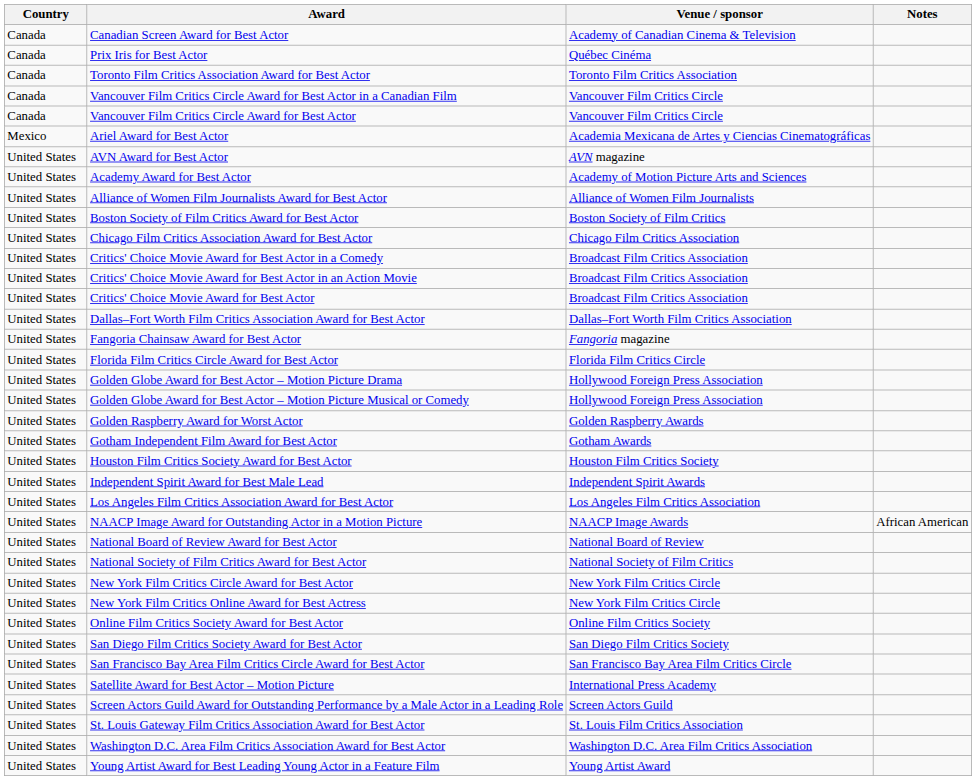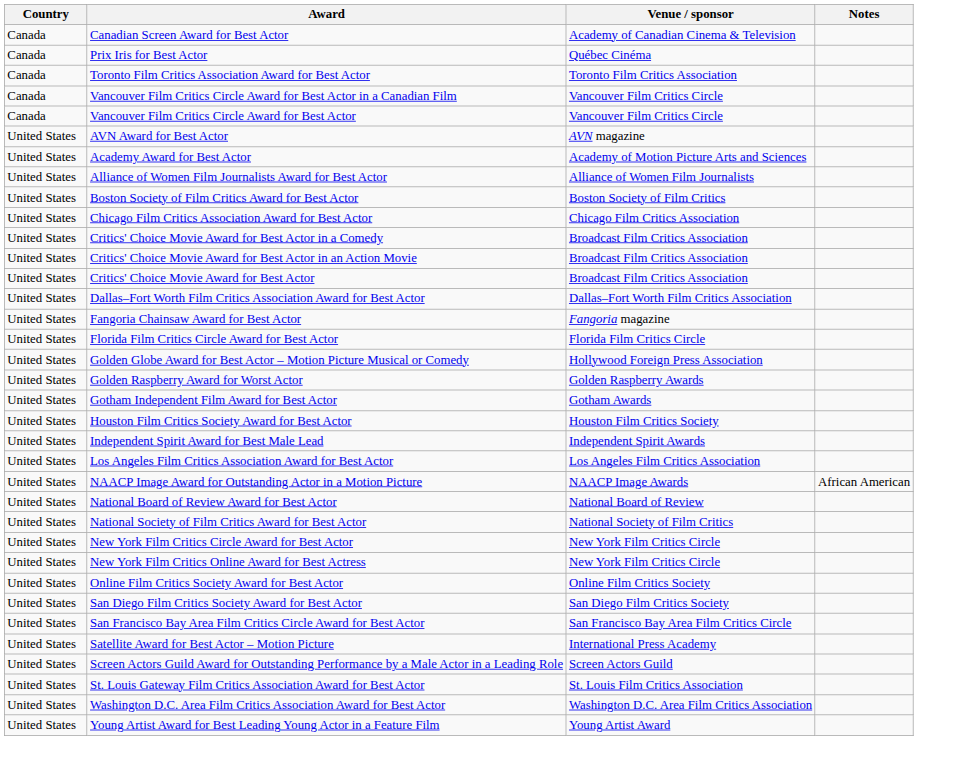- row: (159, 136)
- row: (246, 380)
